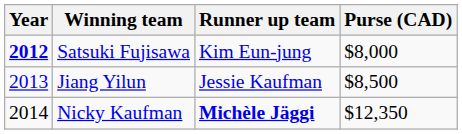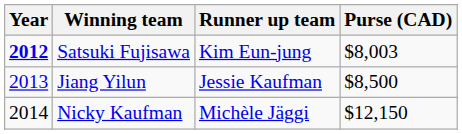(371, 50) $8,000 -> (371, 50) $8,003
(257, 112) bold -> (254, 112) normal
(376, 112) $12,350 -> (376, 112) $12,150
